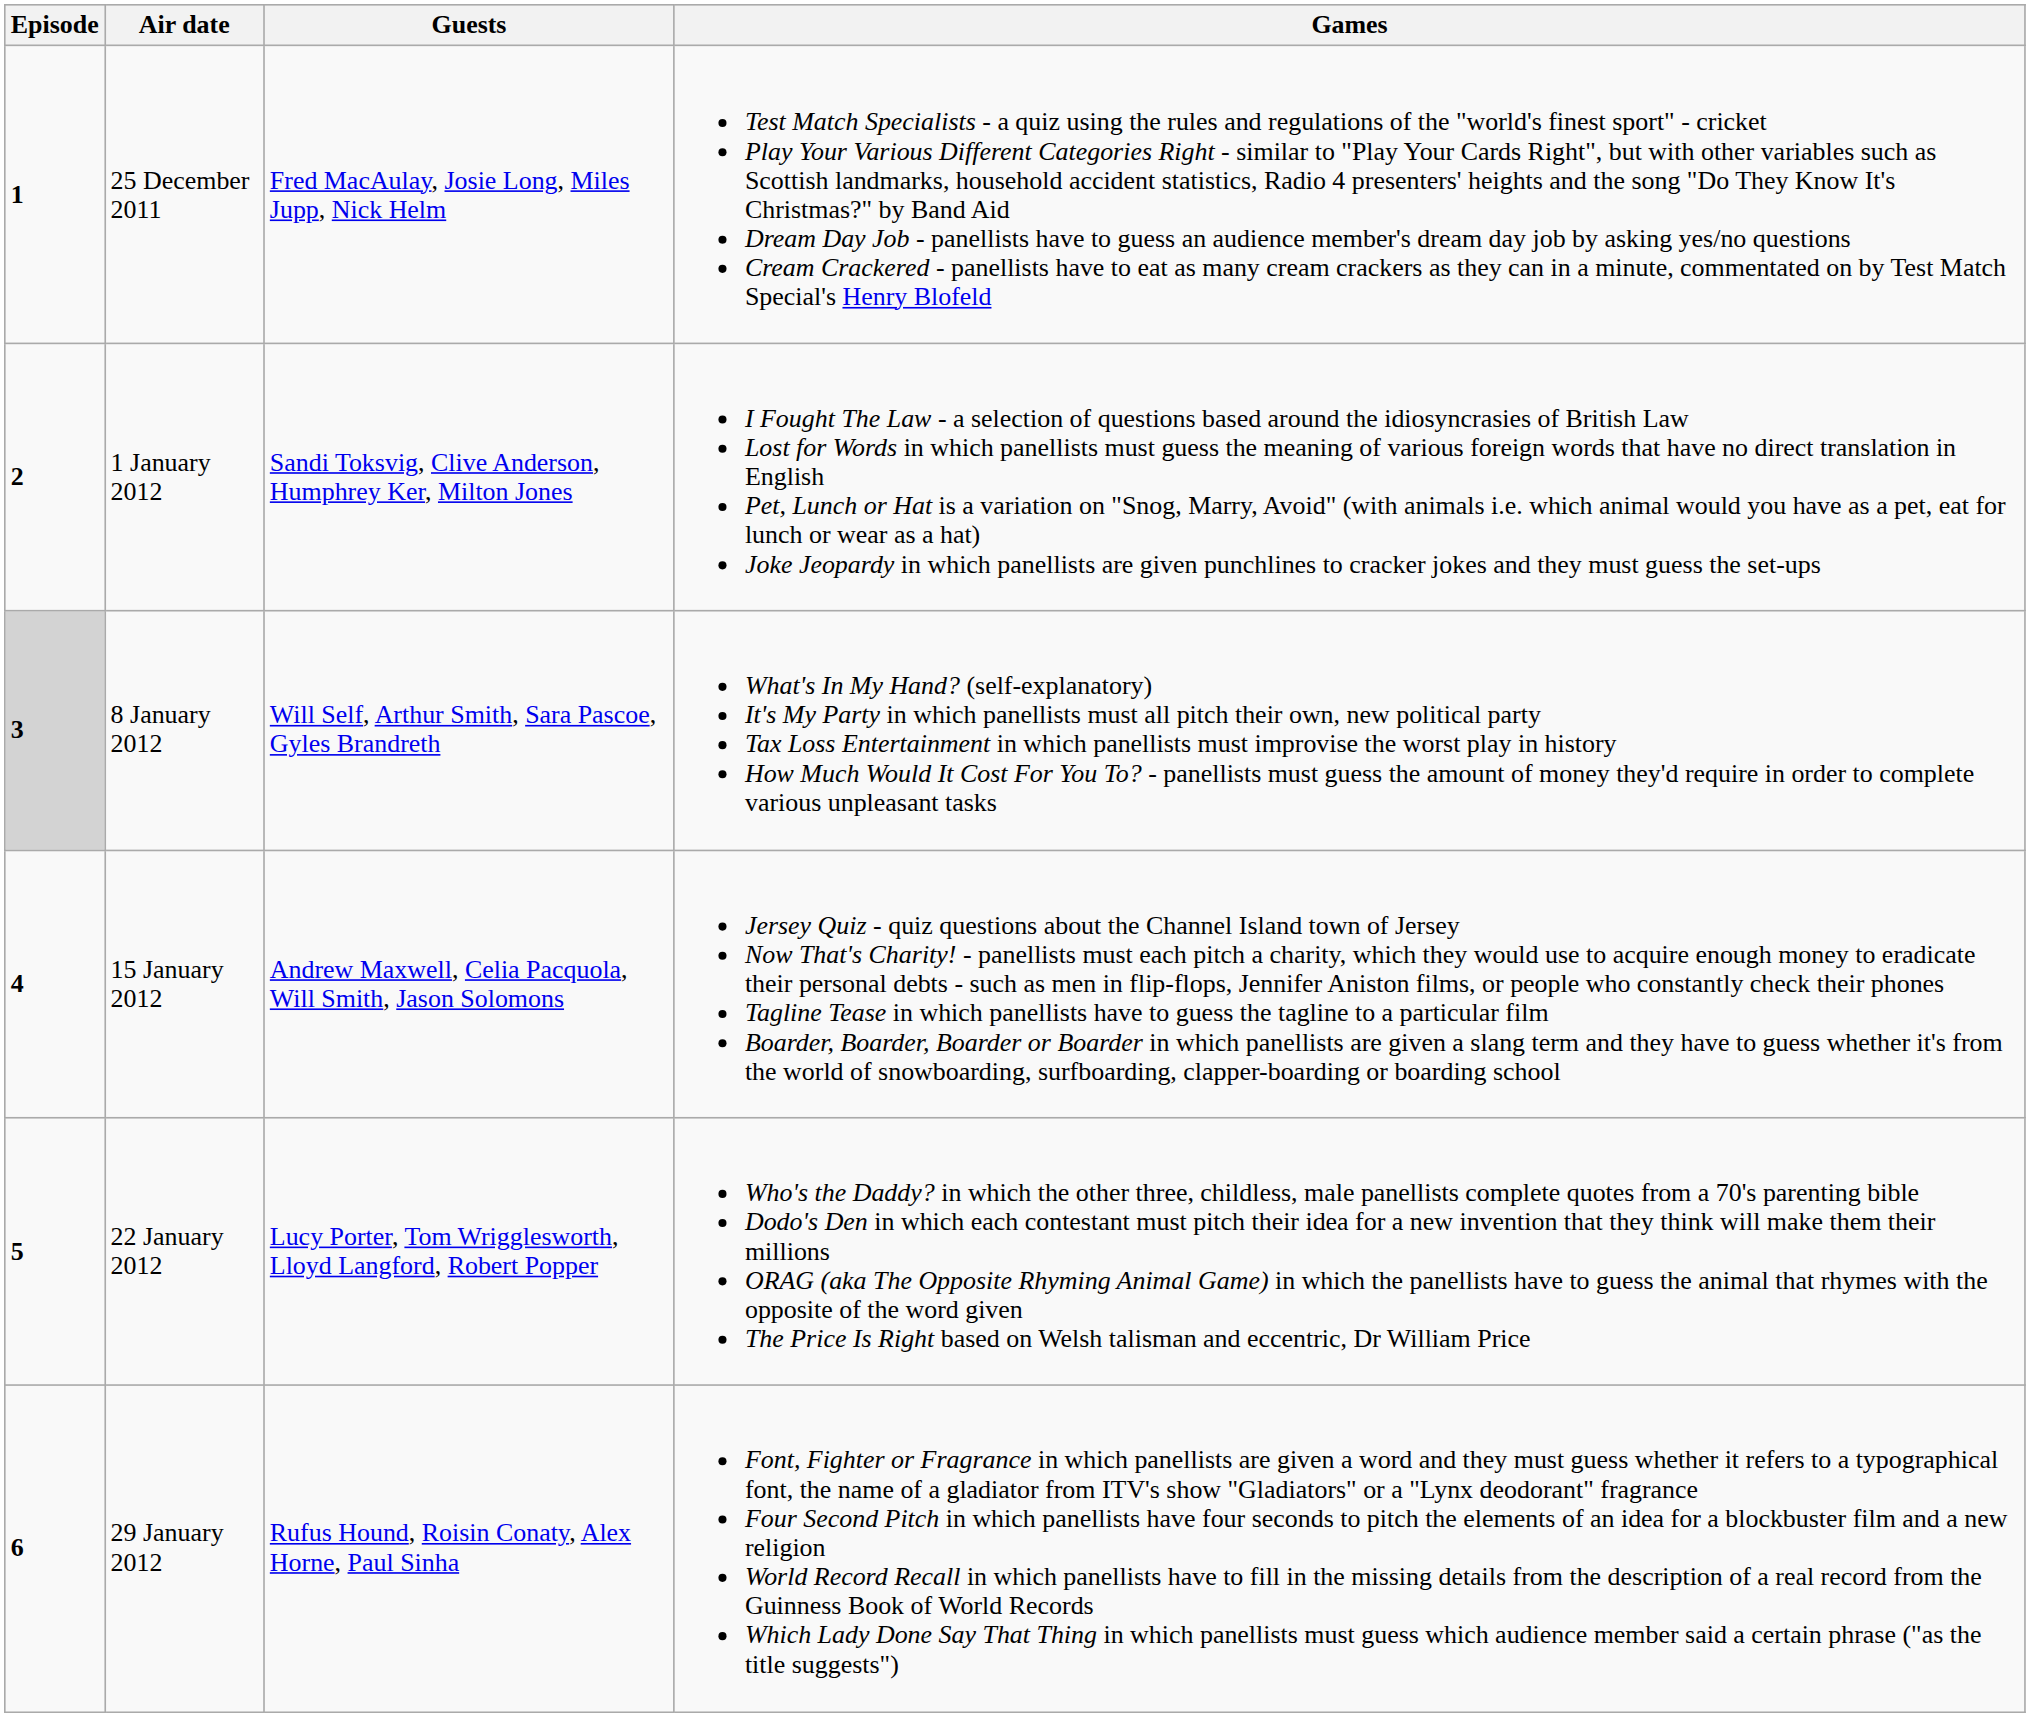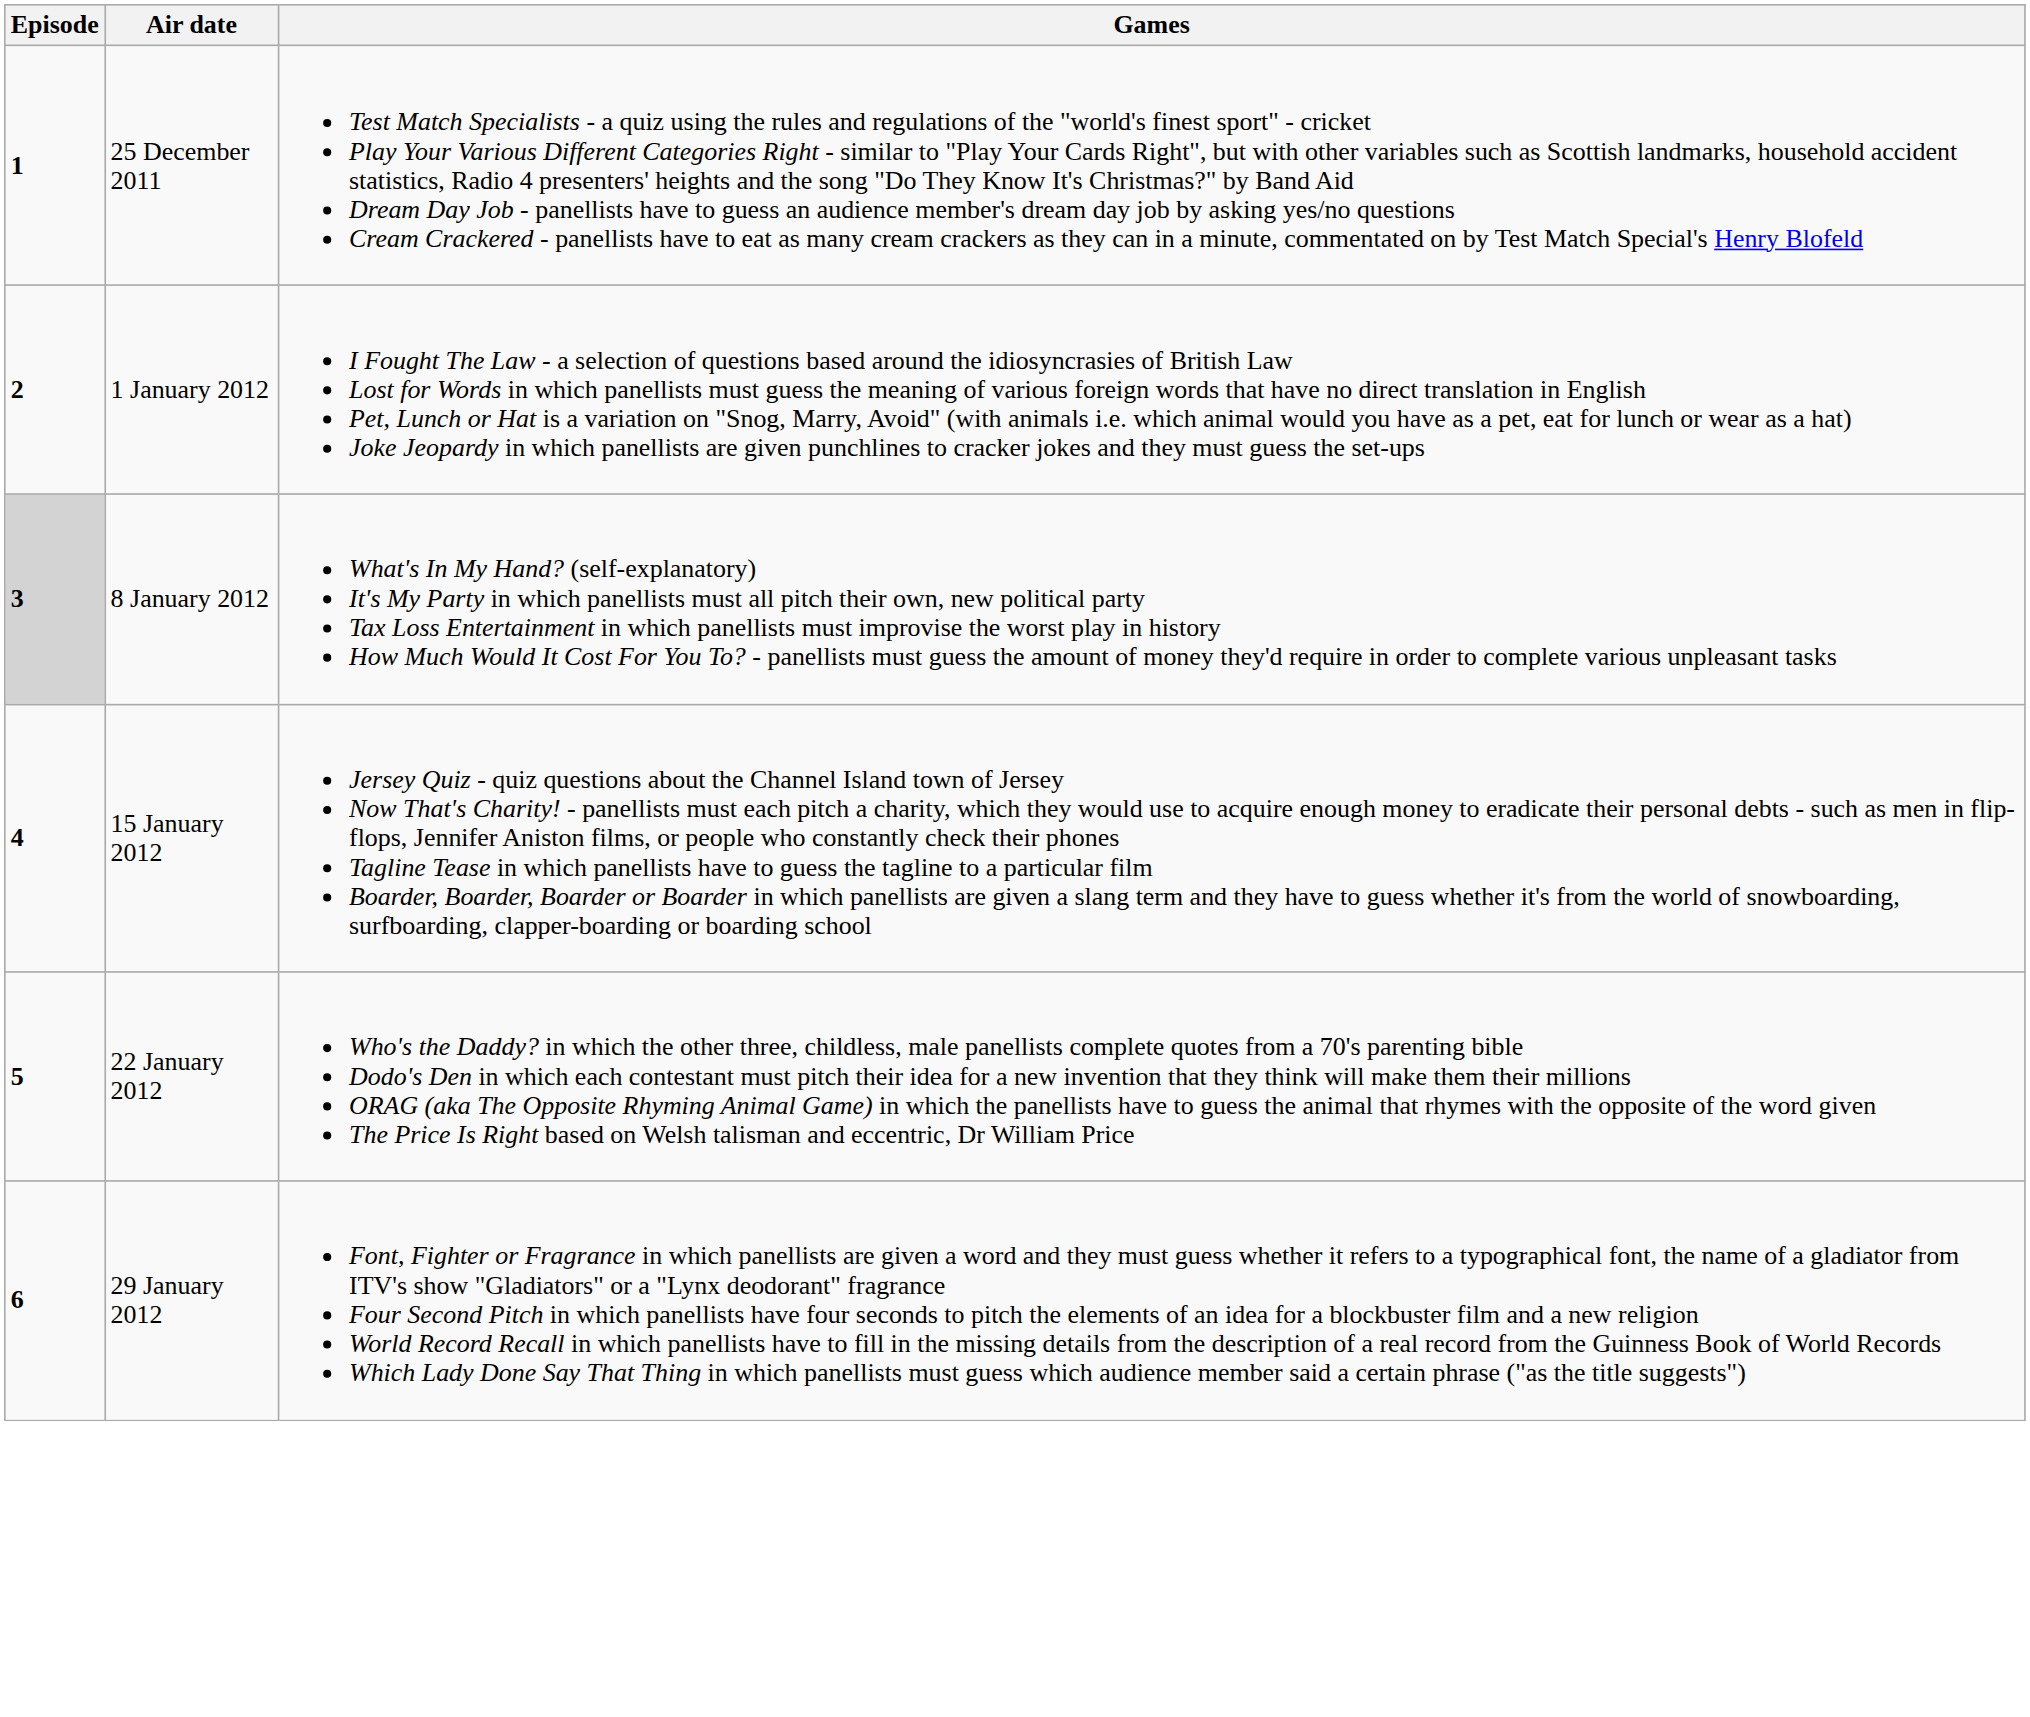- column: (469, 25)
